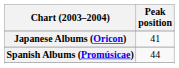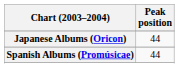(155, 39) 41 -> (155, 39) 44
